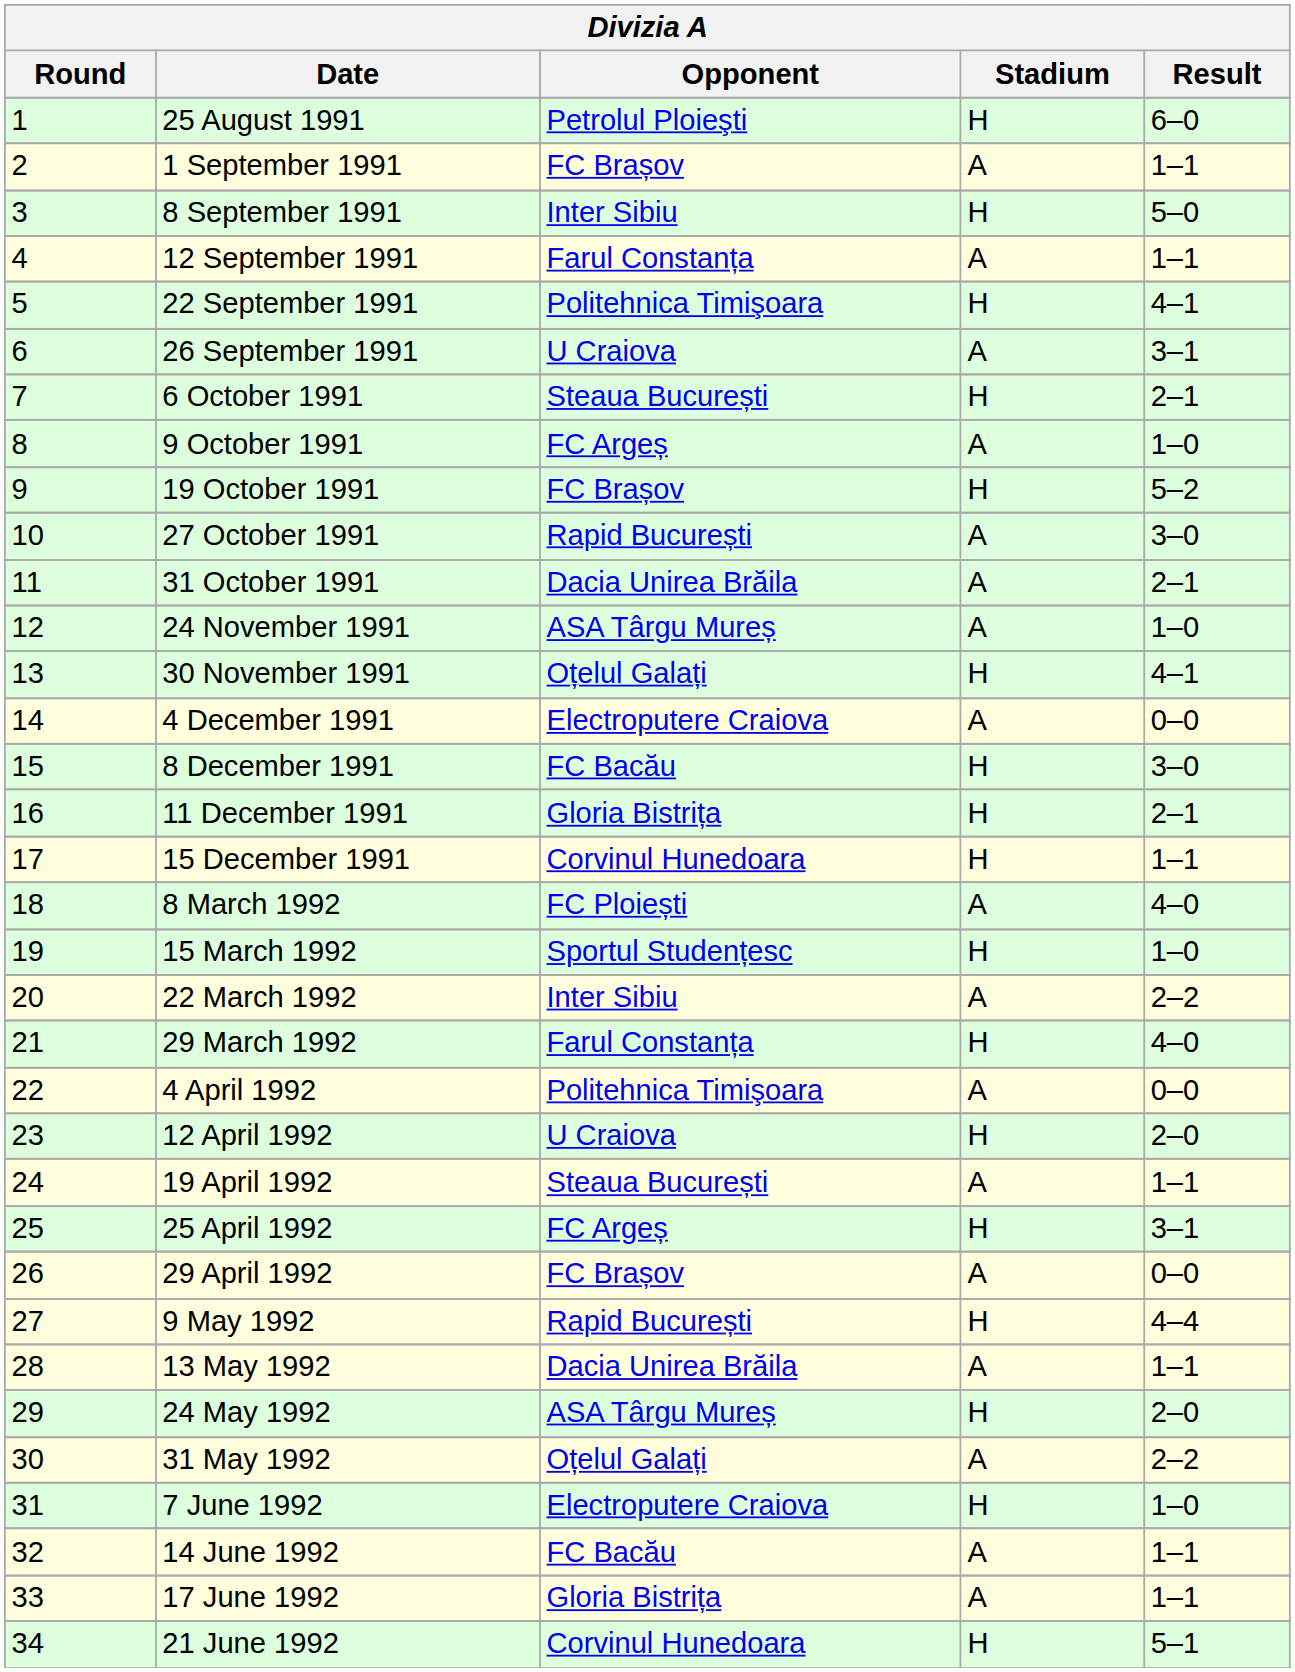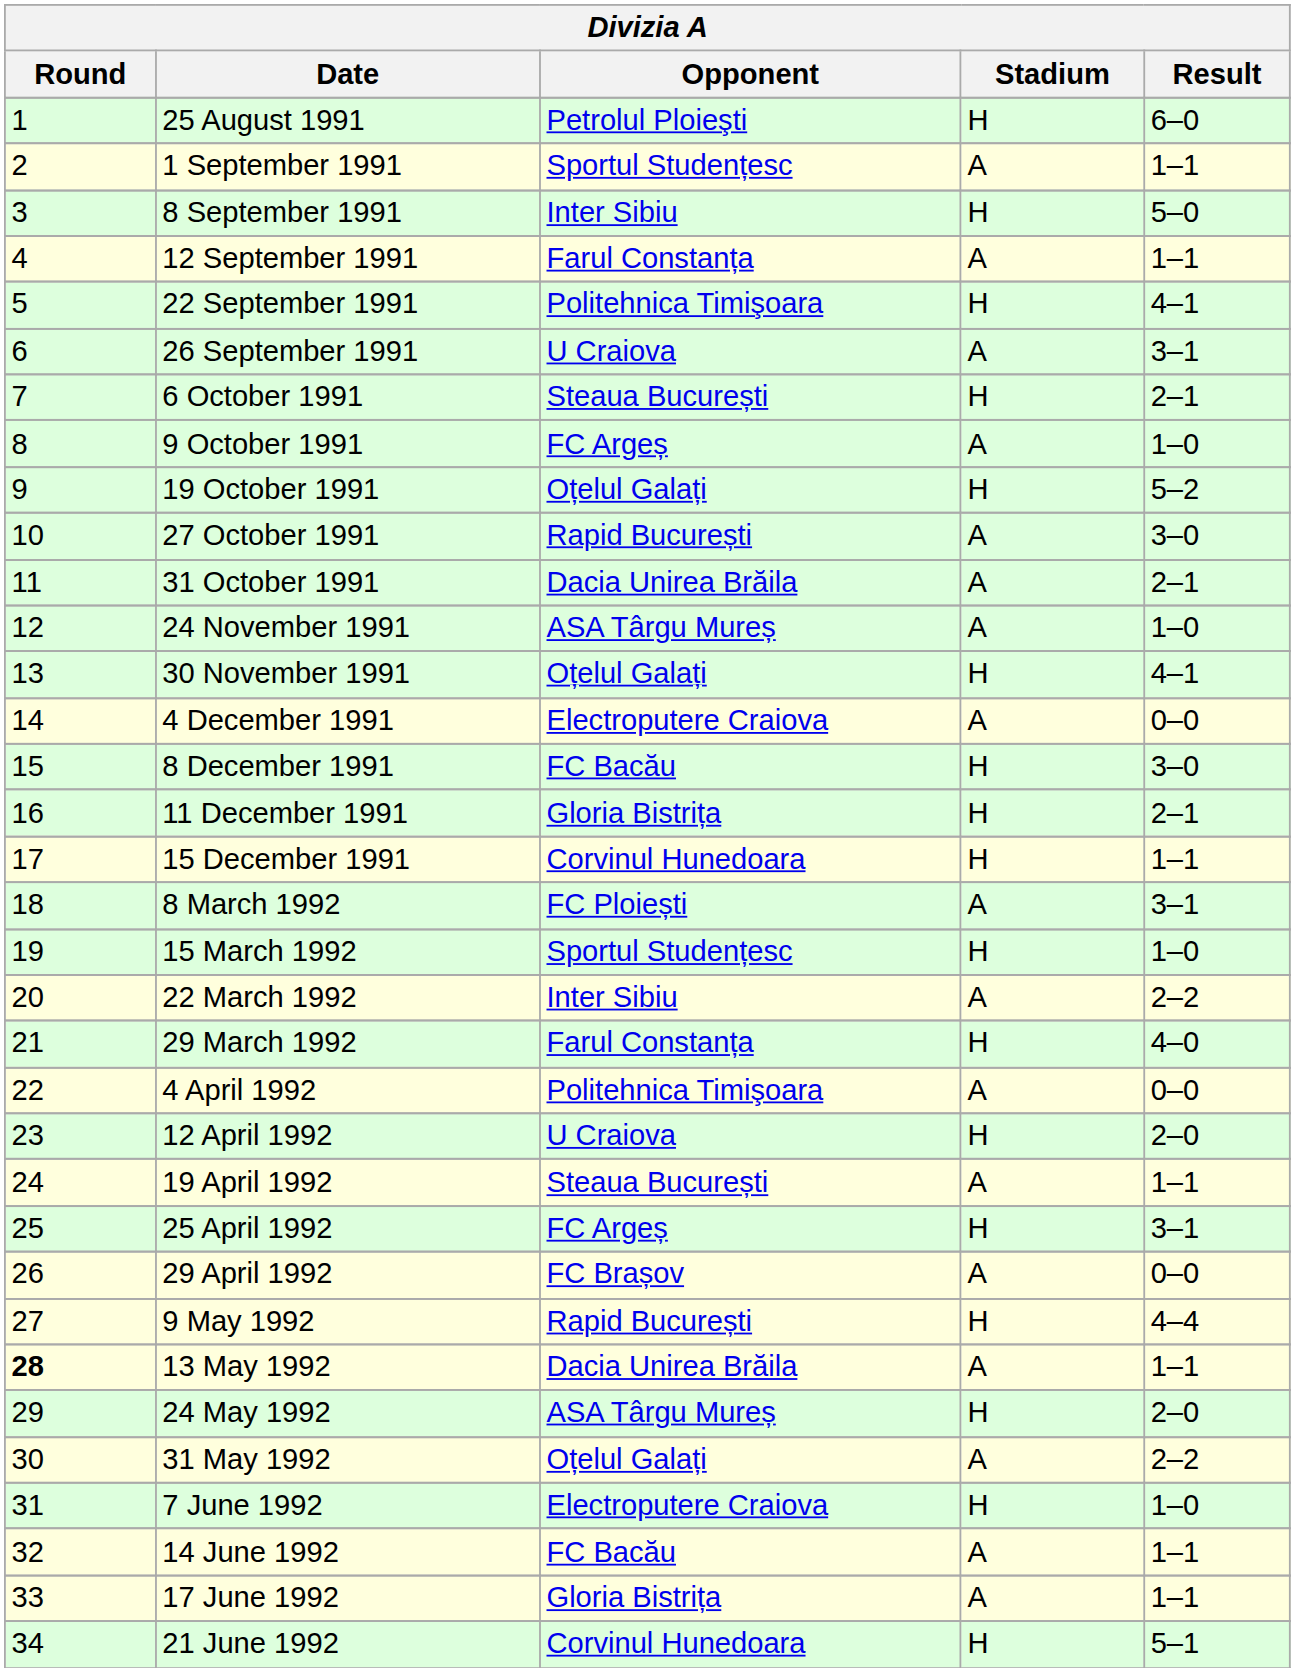(615, 166) FC Brașov -> (670, 166) Sportul Studențesc
(615, 489) FC Brașov -> (627, 489) Oțelul Galați
(1175, 905) 4–0 -> (1175, 905) 3–1
(28, 1366) normal -> (28, 1366) bold
